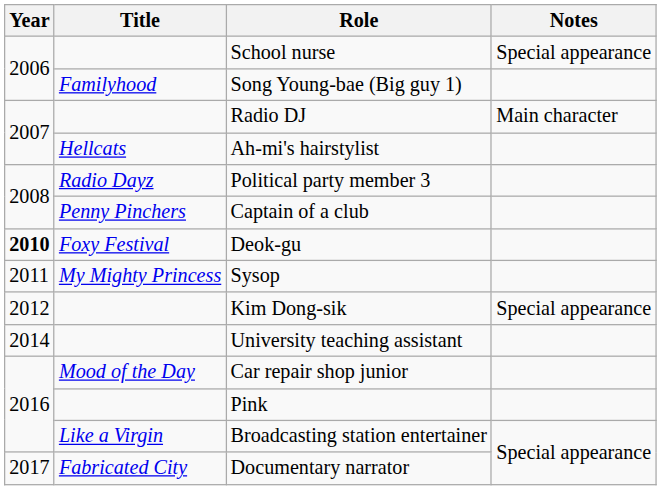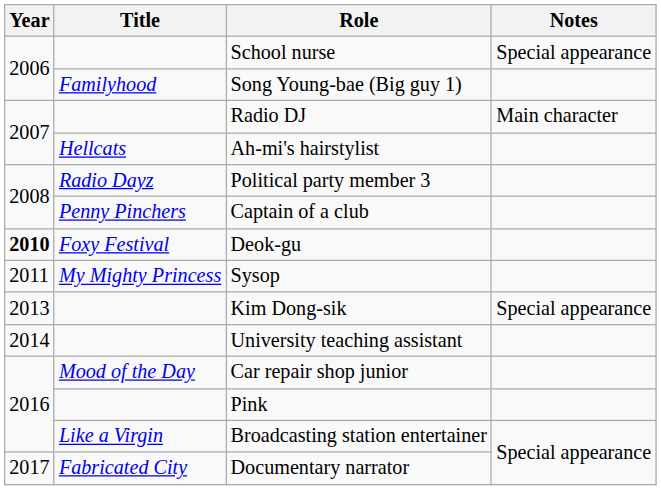(29, 308) 2012 -> (29, 308) 2013
